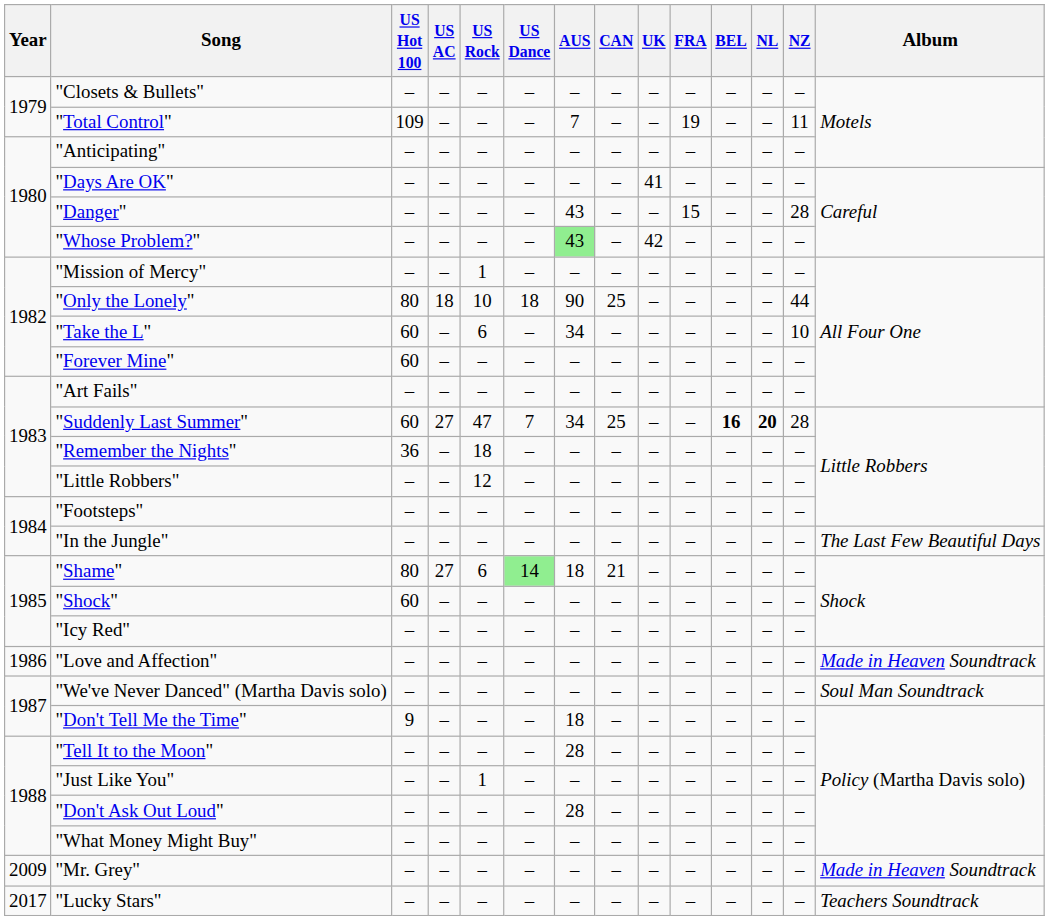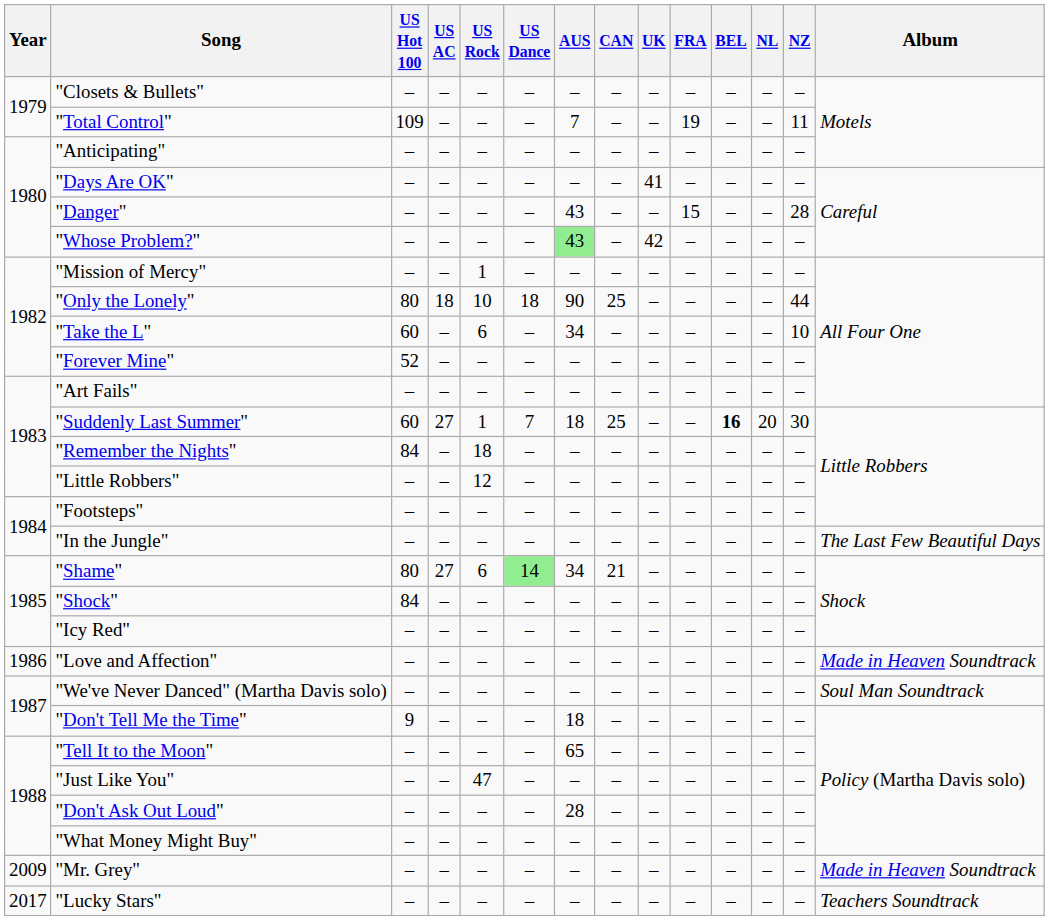(410, 361) 60 -> (410, 361) 52
(482, 421) 47 -> (482, 421) 1
(575, 421) 34 -> (575, 421) 18
(767, 421) bold -> (767, 421) normal
(800, 421) 28 -> (800, 421) 30
(410, 451) 36 -> (410, 451) 84
(575, 570) 18 -> (575, 570) 34
(410, 600) 60 -> (410, 600) 84
(575, 750) 28 -> (575, 750) 65
(482, 780) 1 -> (482, 780) 47
